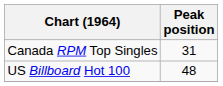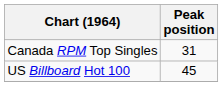(189, 71) 48 -> (189, 71) 45
